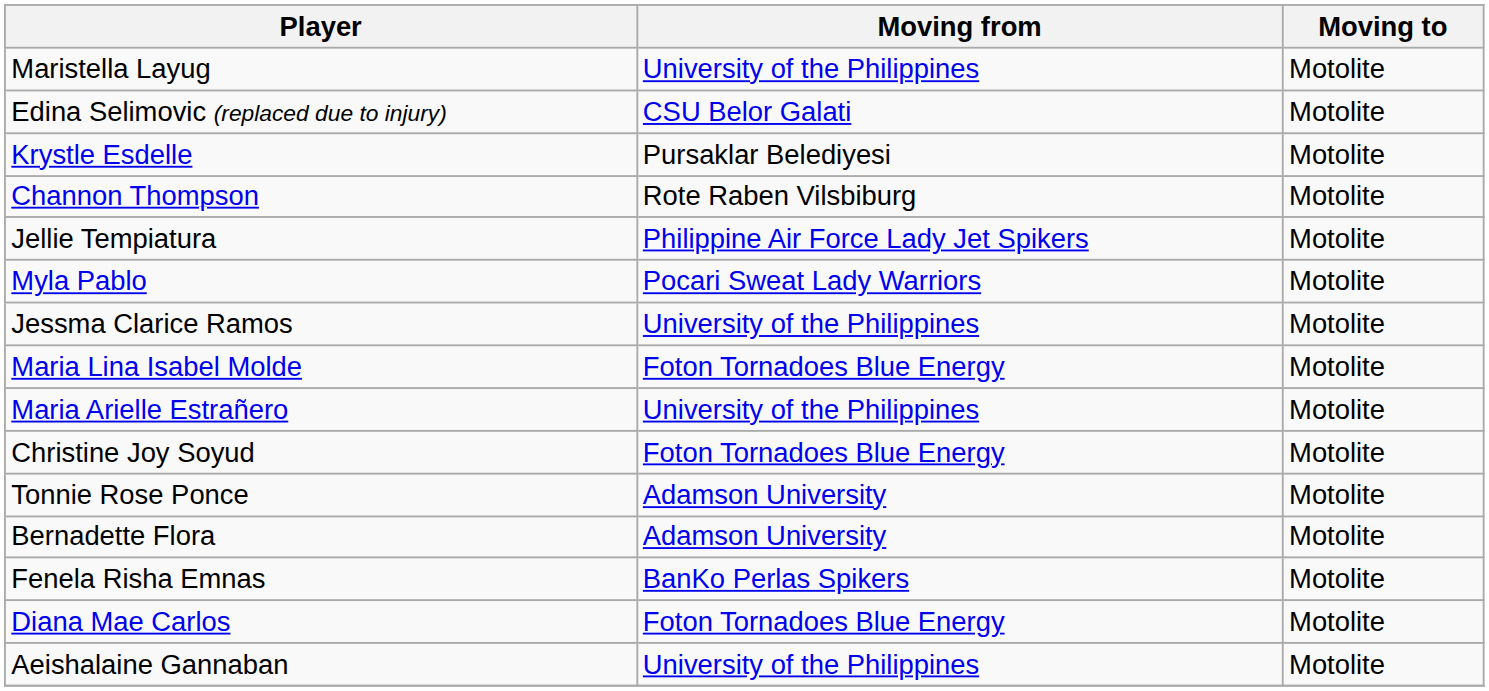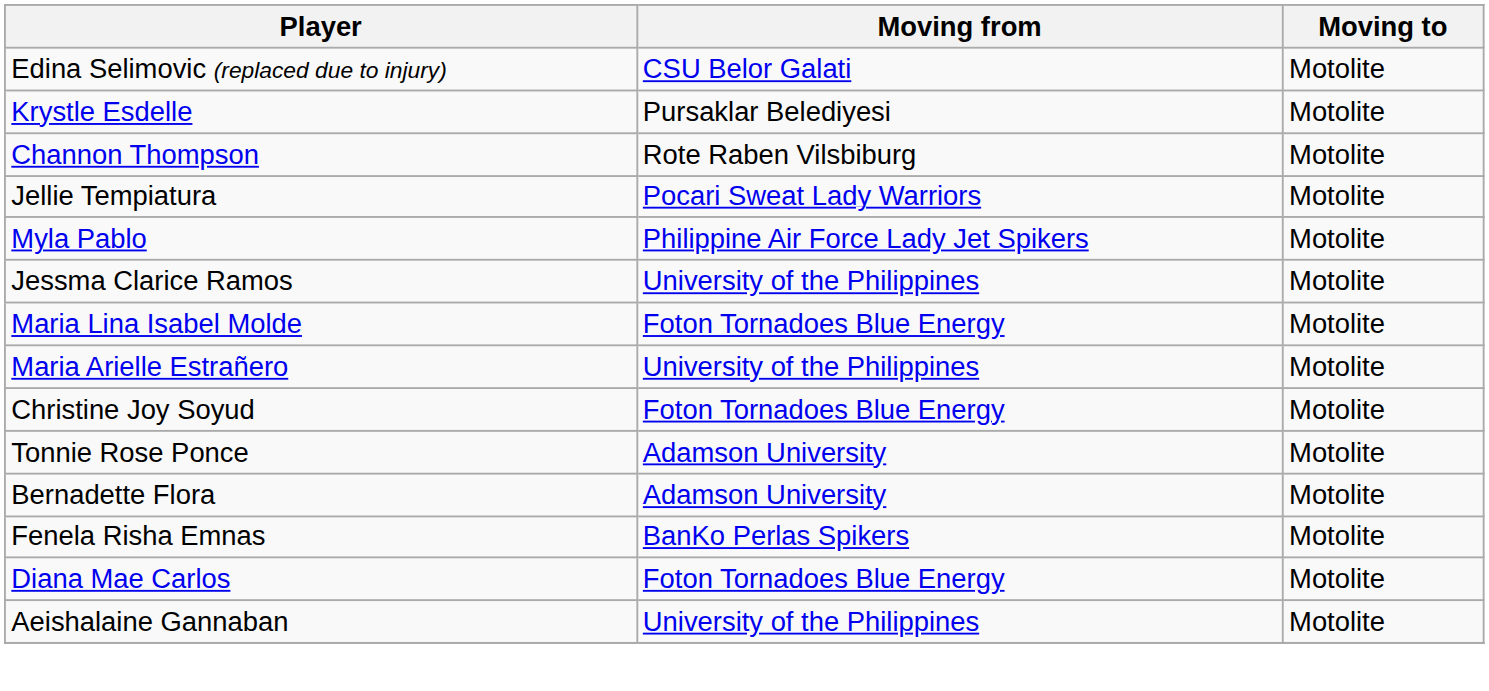- row: (111, 68)
(866, 239) Philippine Air Force Lady Jet Spikers -> (812, 196) Pocari Sweat Lady Warriors
(812, 281) Pocari Sweat Lady Warriors -> (866, 239) Philippine Air Force Lady Jet Spikers
